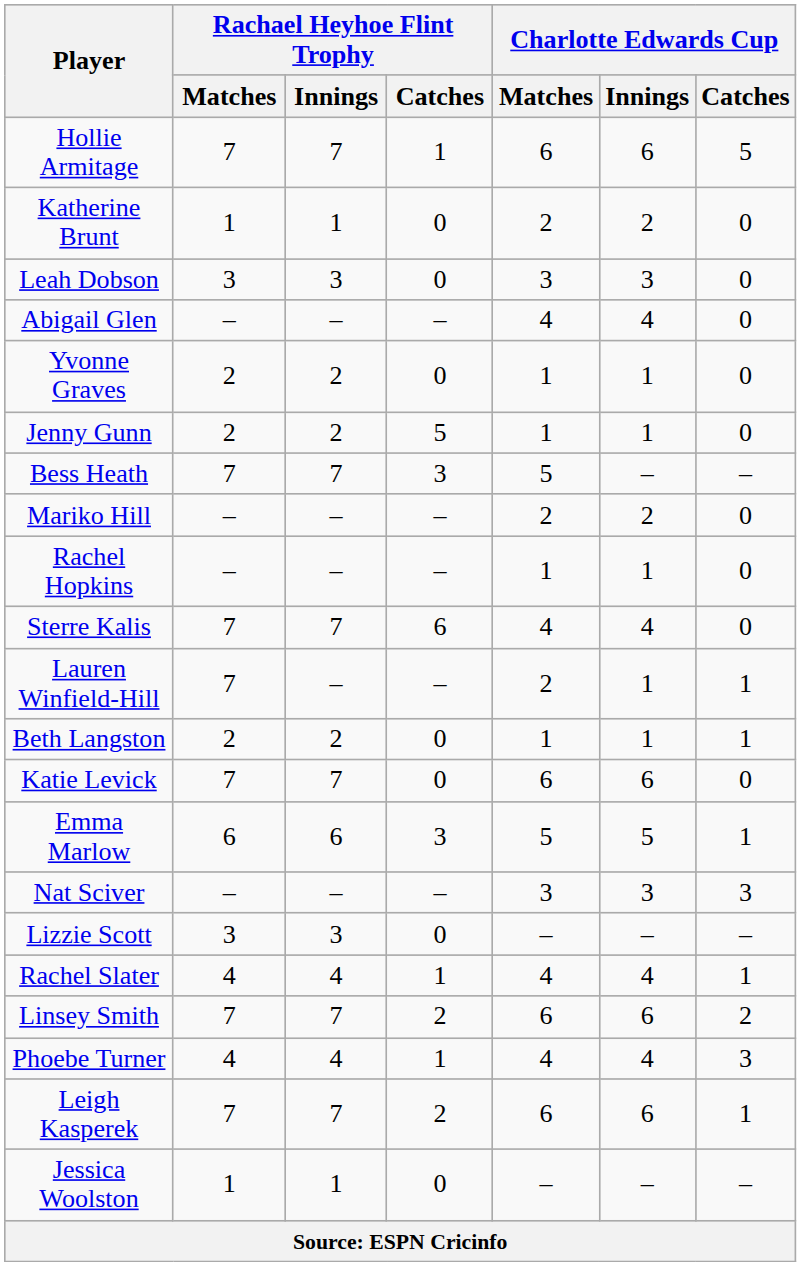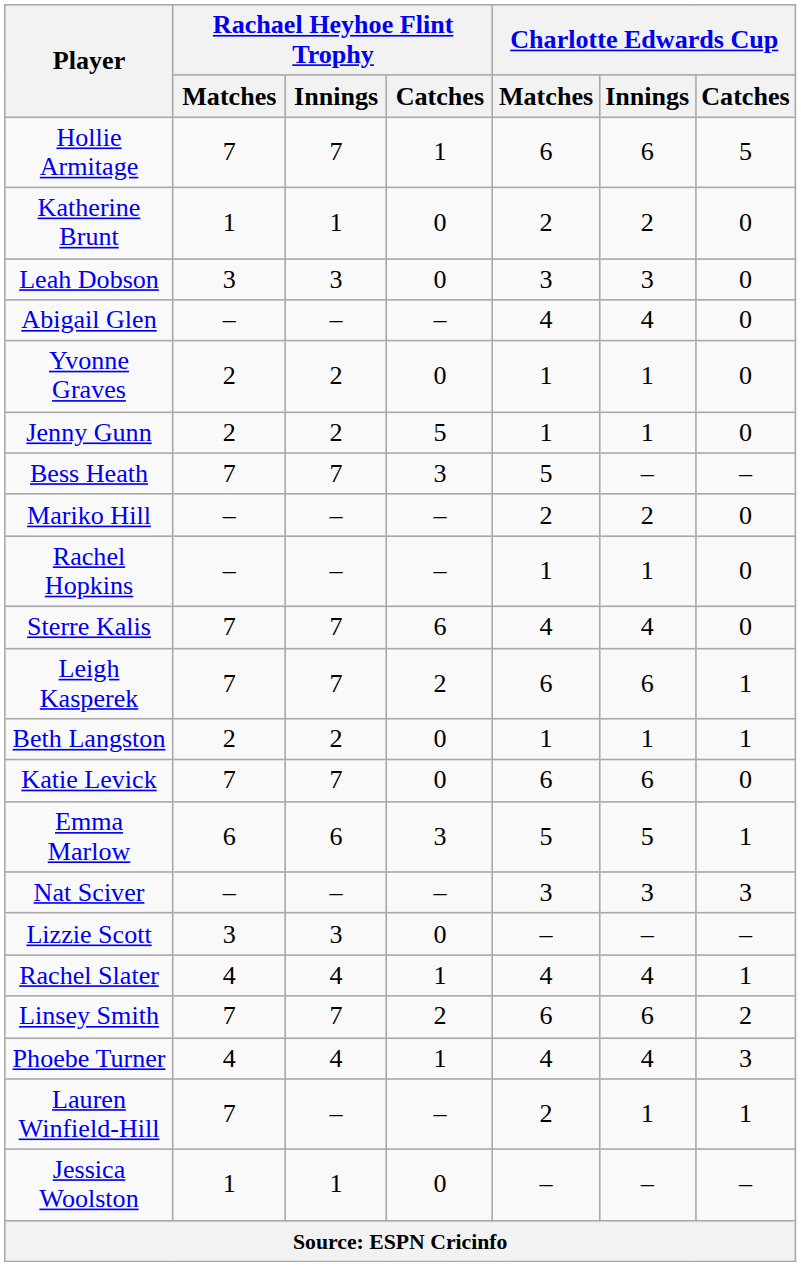rows swapped: (89, 1113) <-> (89, 682)
